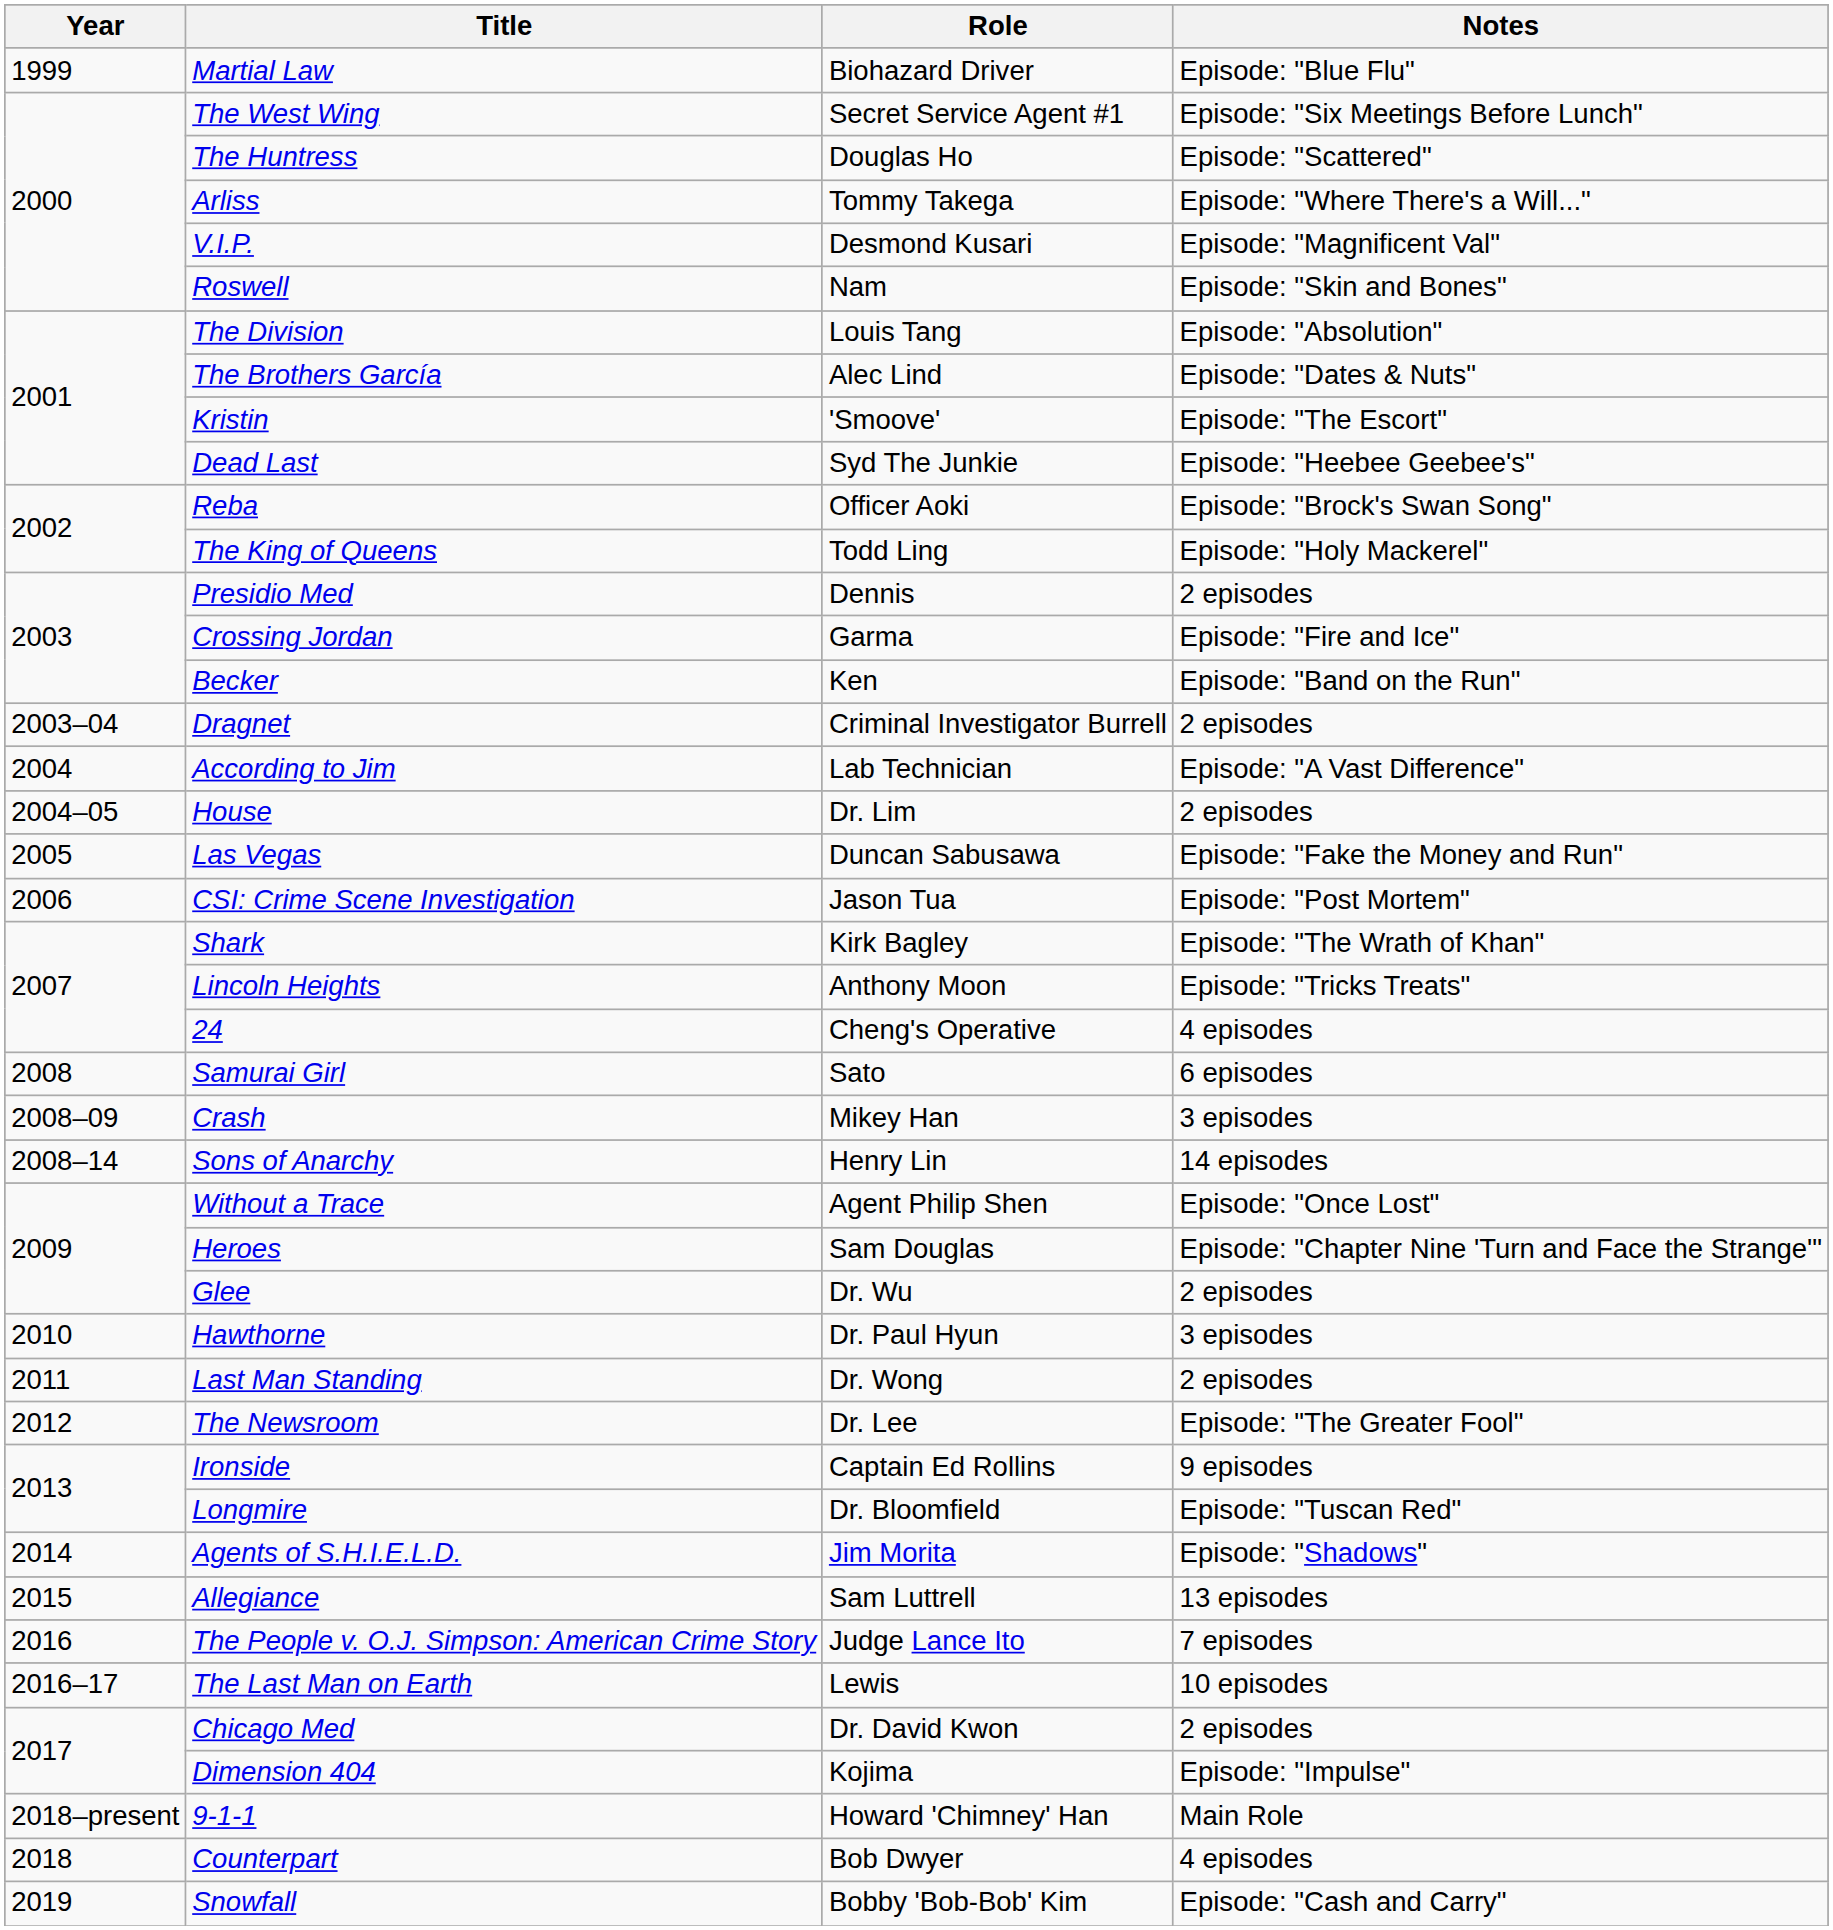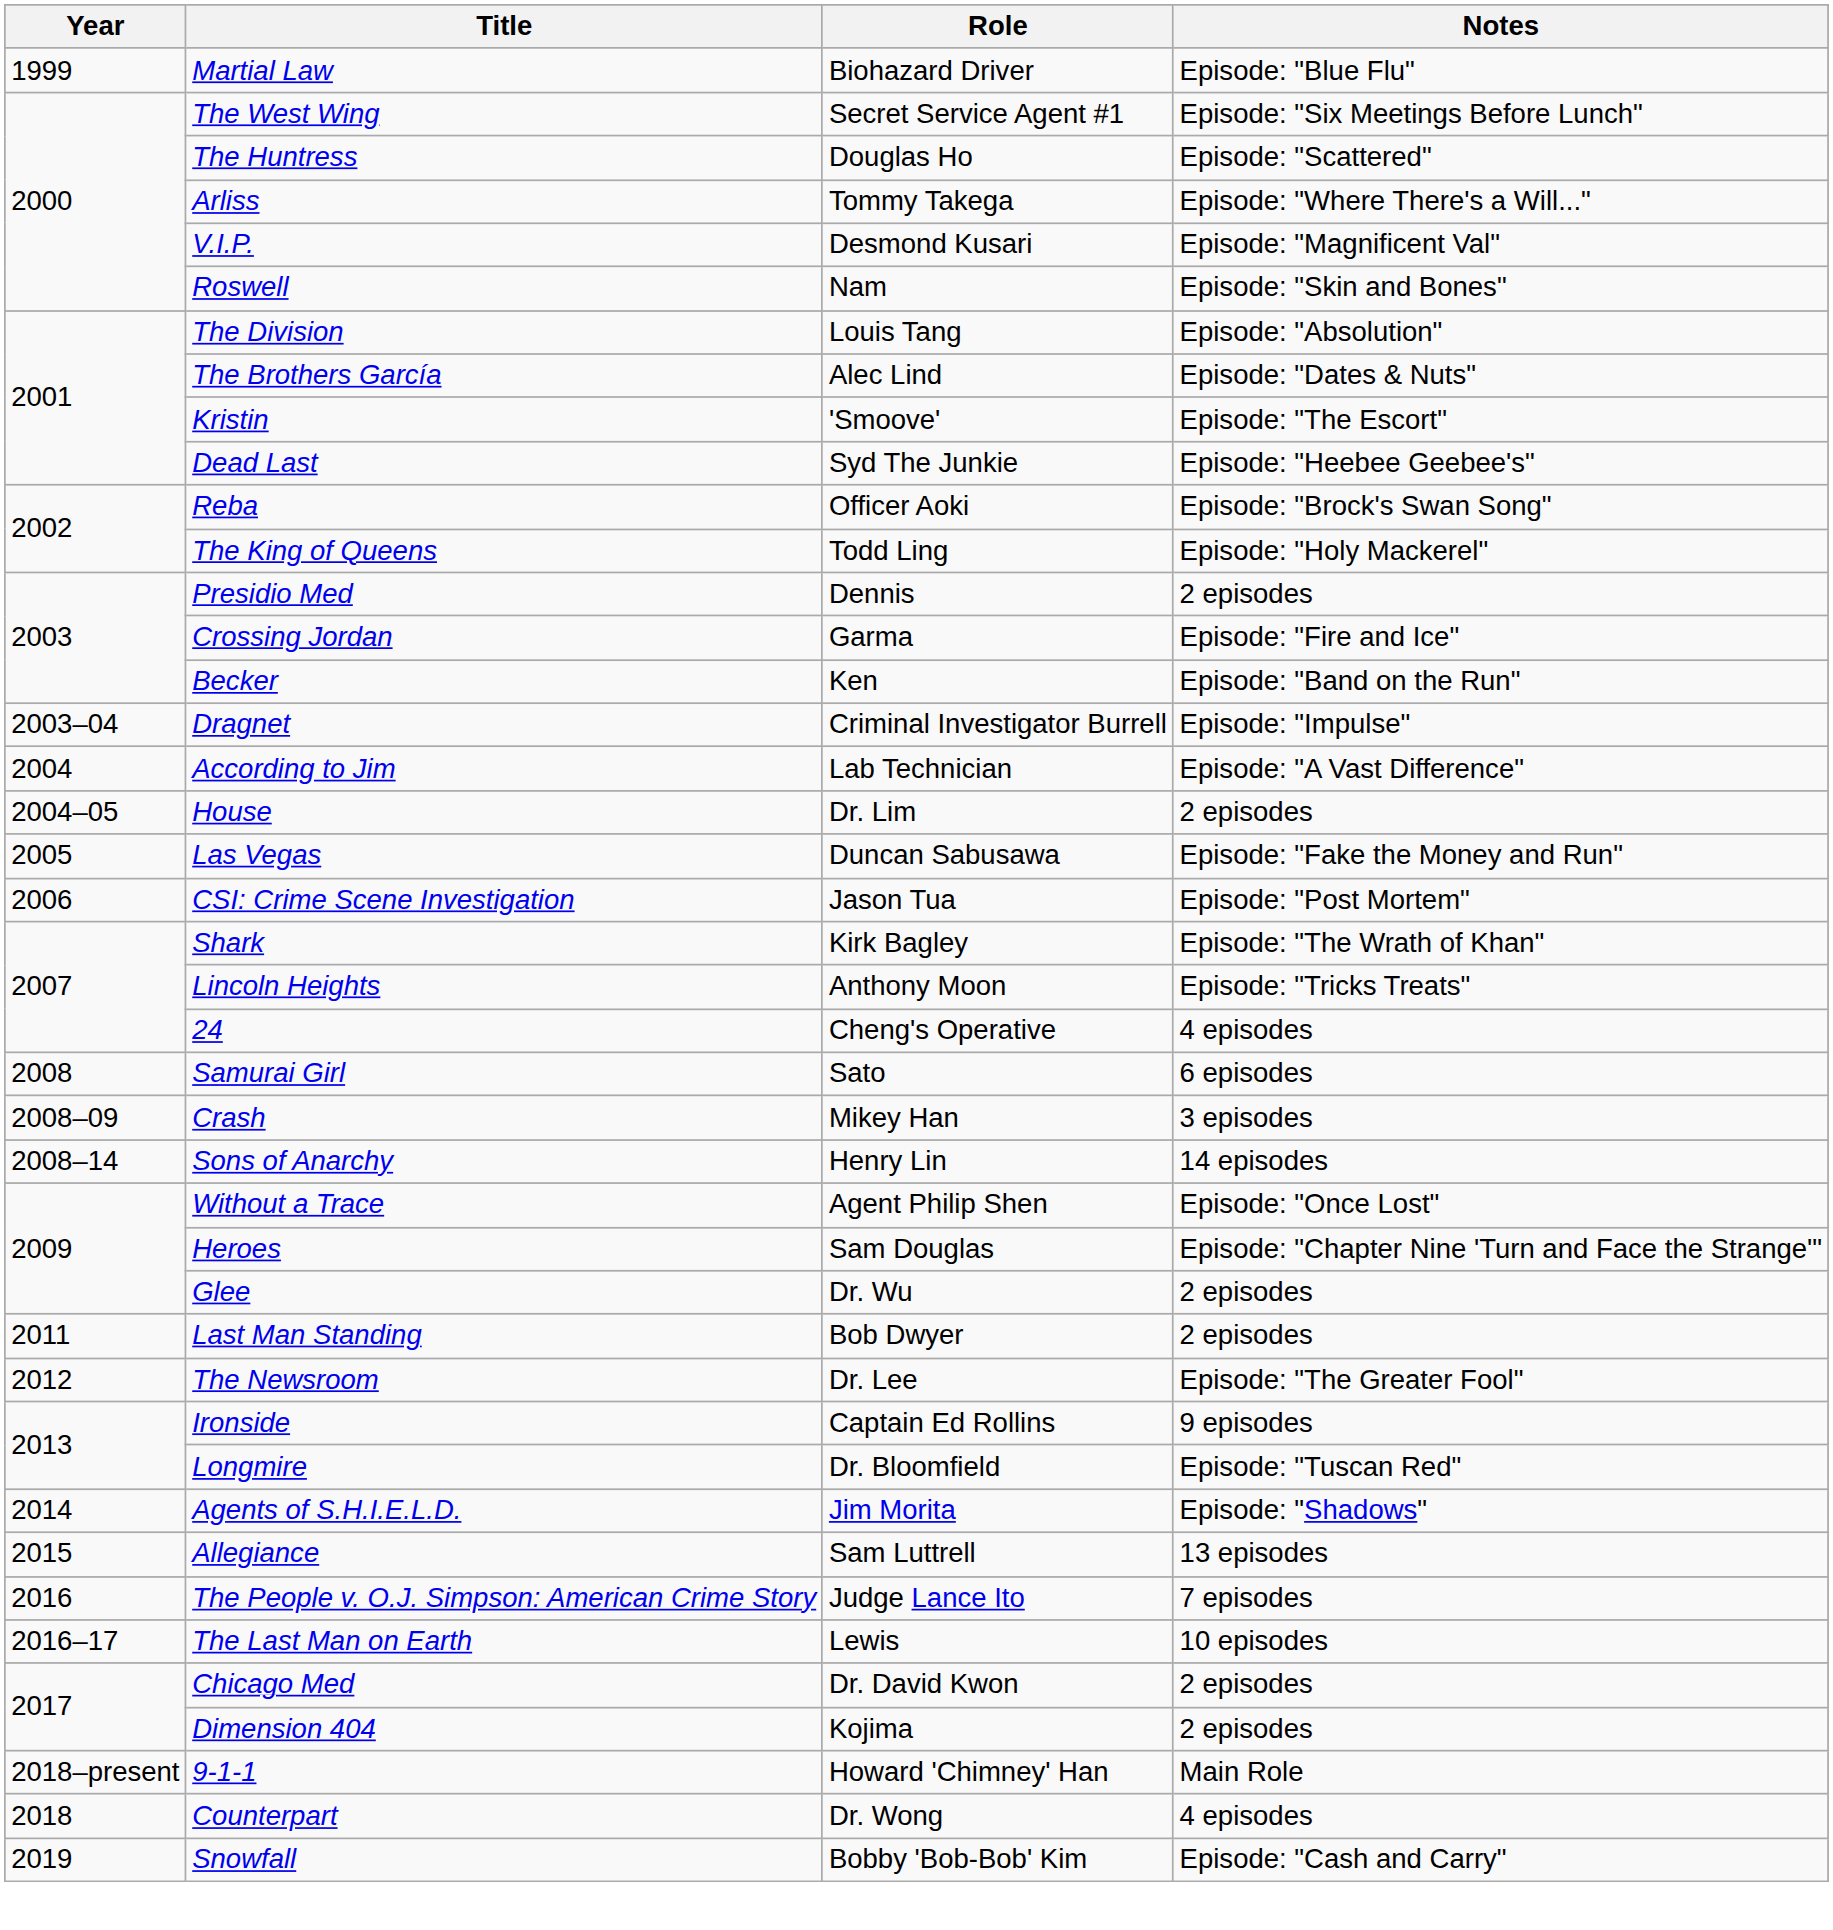(1246, 724) 2 episodes -> (1295, 724) Episode: "Impulse"
- row: (259, 1335)
(886, 1379) Dr. Wong -> (896, 1335) Bob Dwyer
(1295, 1772) Episode: "Impulse" -> (1246, 1728) 2 episodes
(896, 1859) Bob Dwyer -> (886, 1815) Dr. Wong
